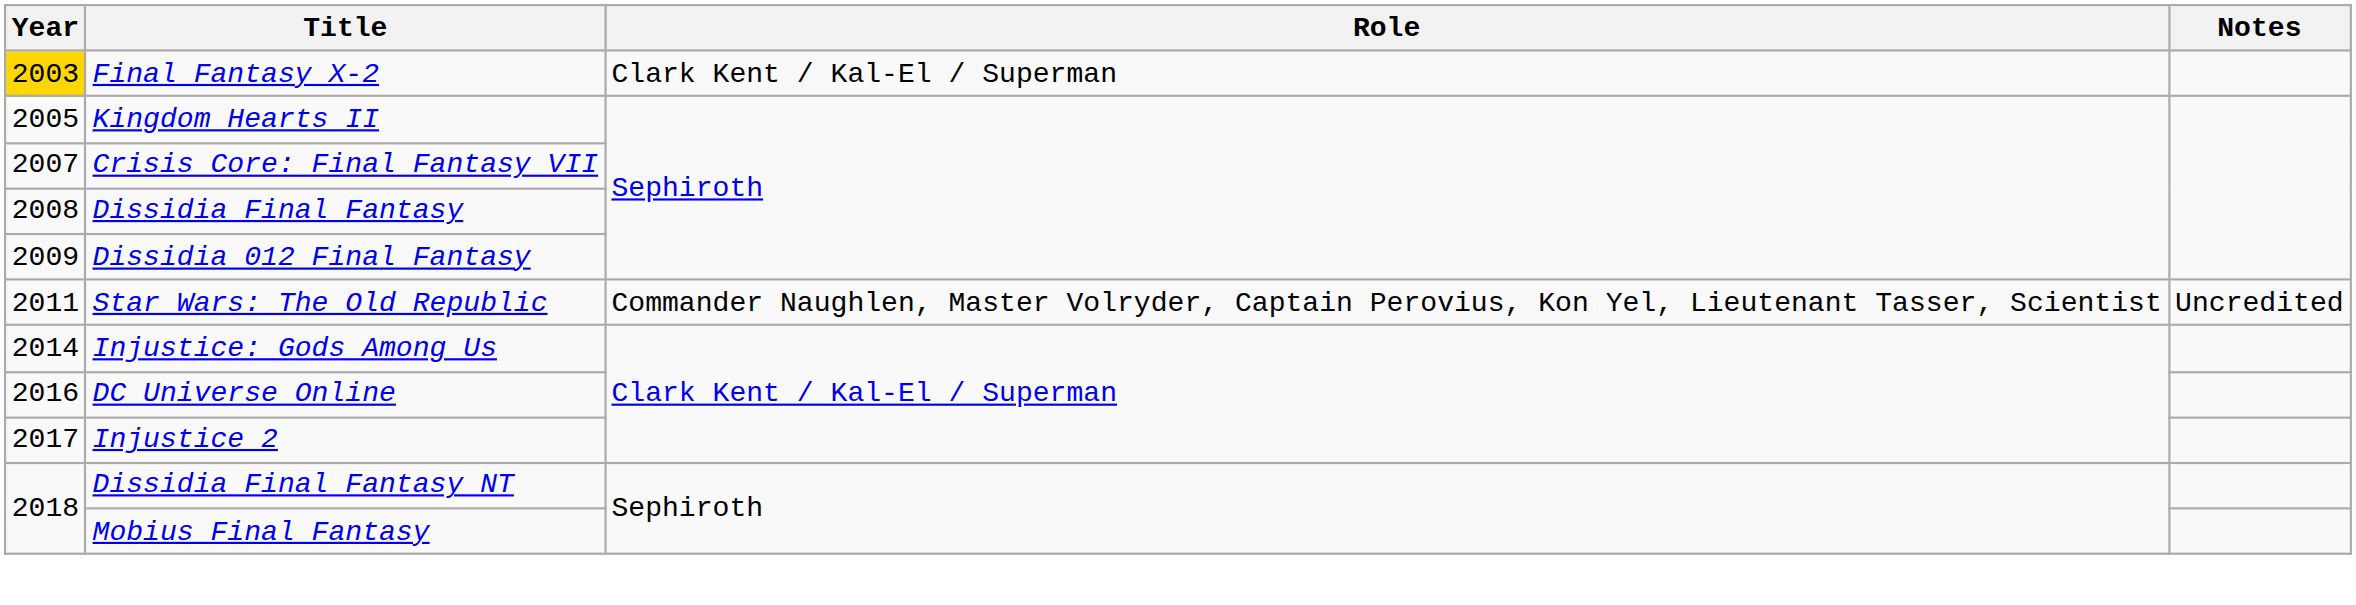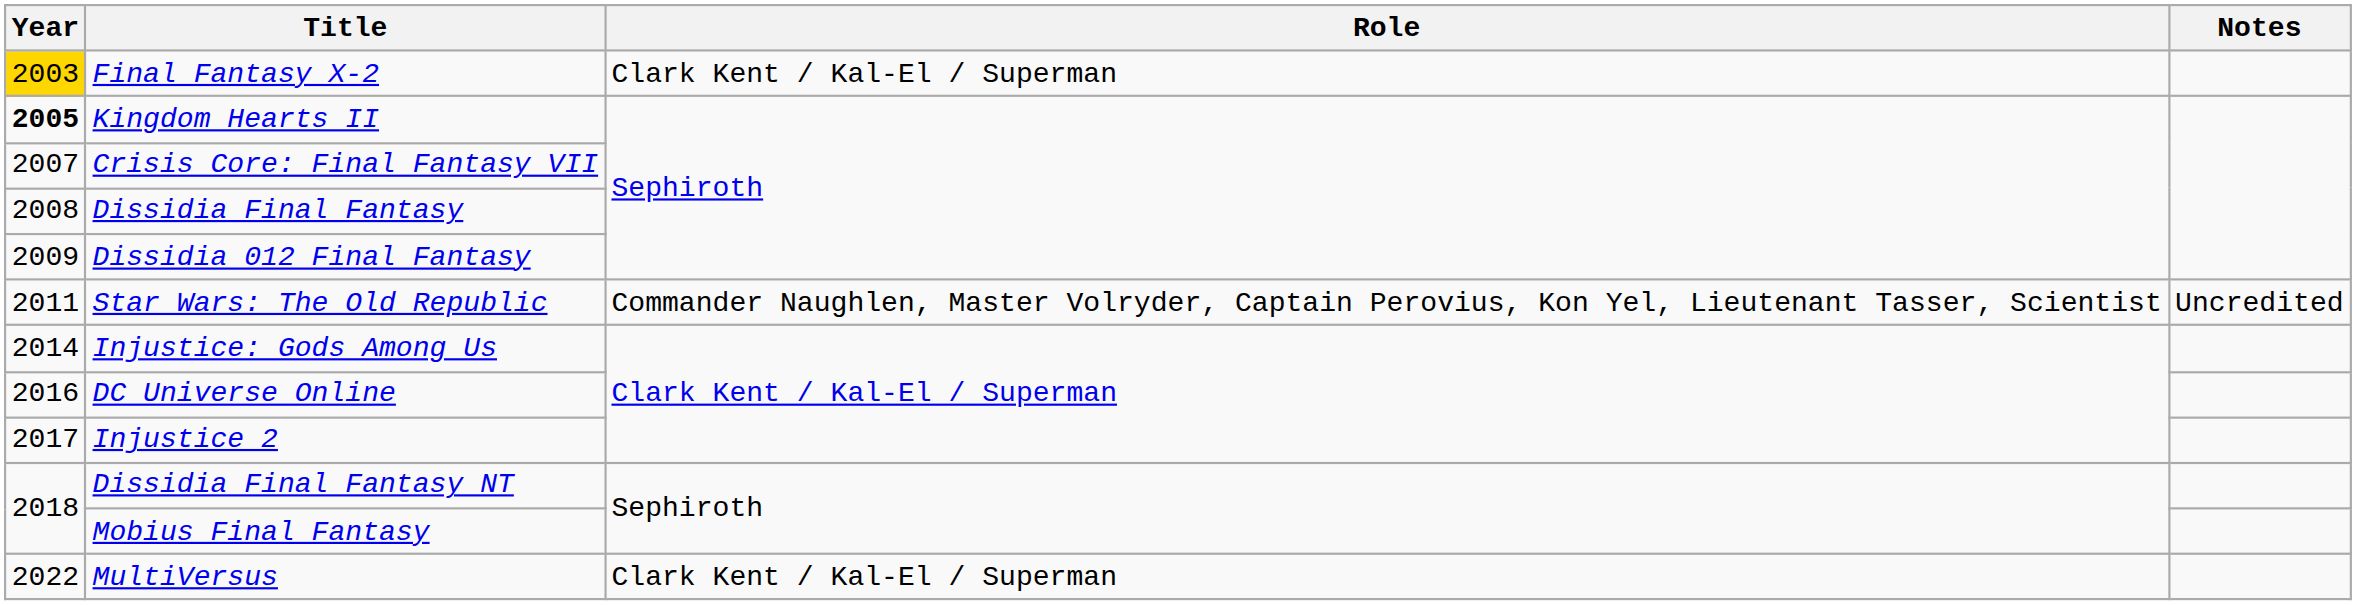(45, 119) normal -> (45, 119) bold
+ row: (185, 577)
